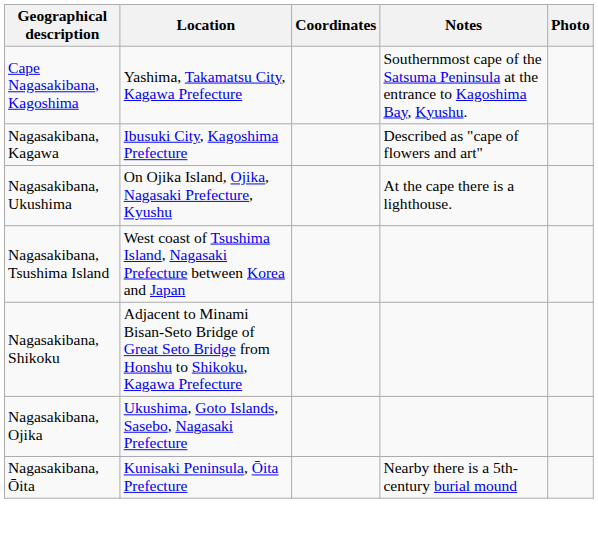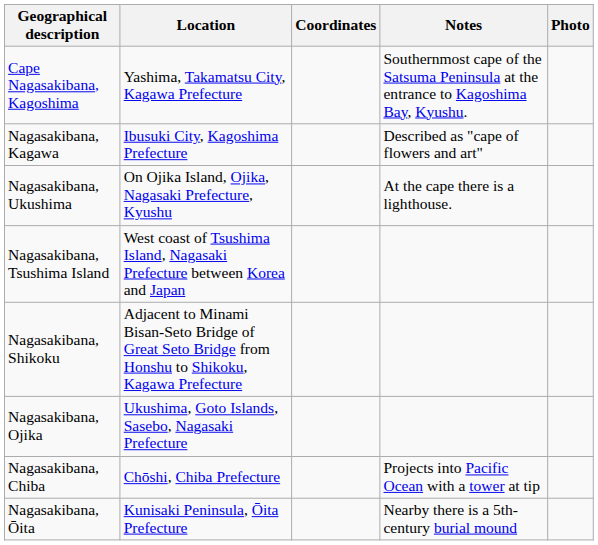+ row: (54, 477)
